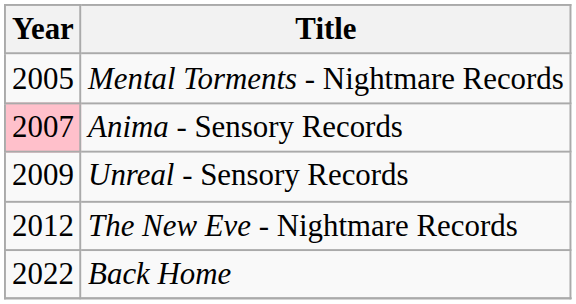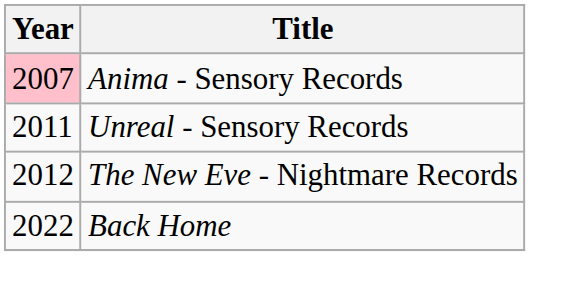- row: (326, 77)
(43, 175) 2009 -> (42, 126) 2011
